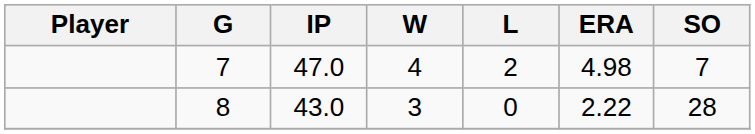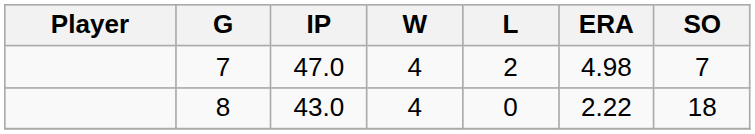(415, 107) 3 -> (415, 107) 4
(702, 107) 28 -> (702, 107) 18
